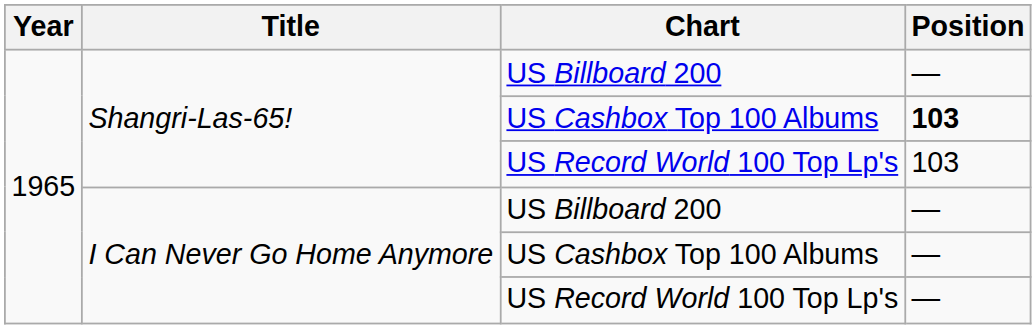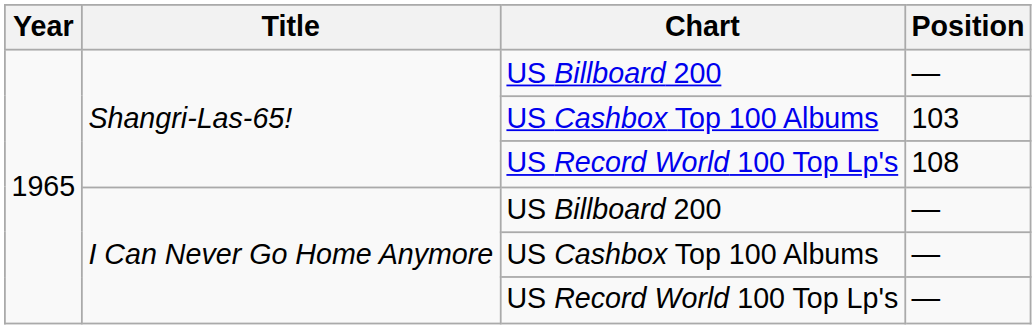(935, 118) bold -> (935, 118) normal
(935, 163) 103 -> (935, 163) 108
